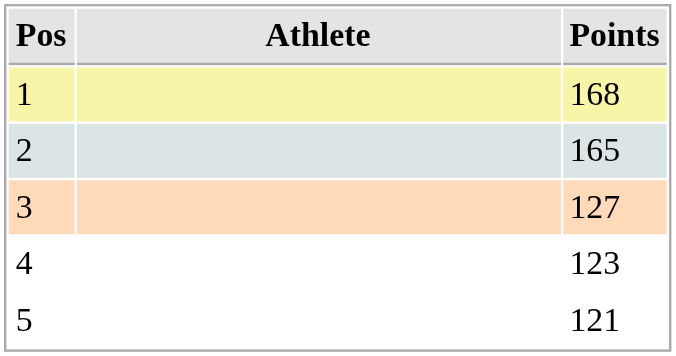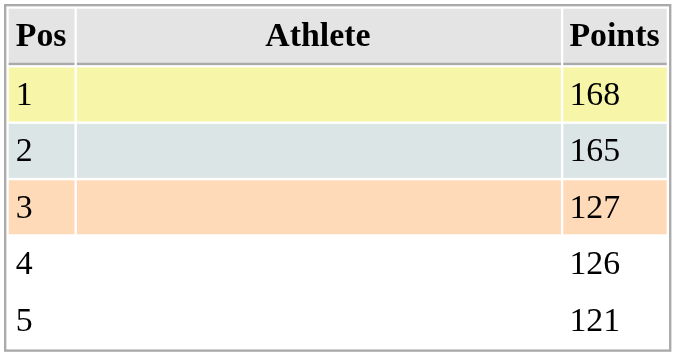(595, 262) 123 -> (595, 262) 126
